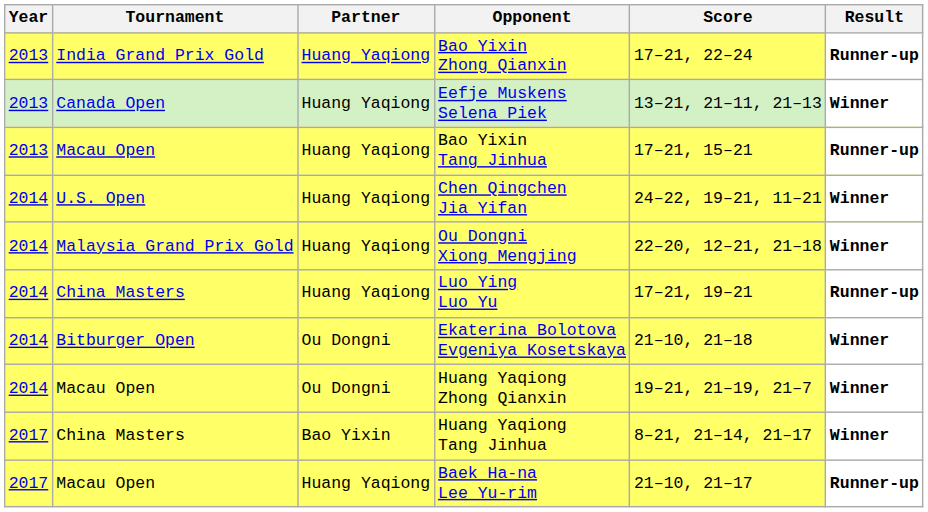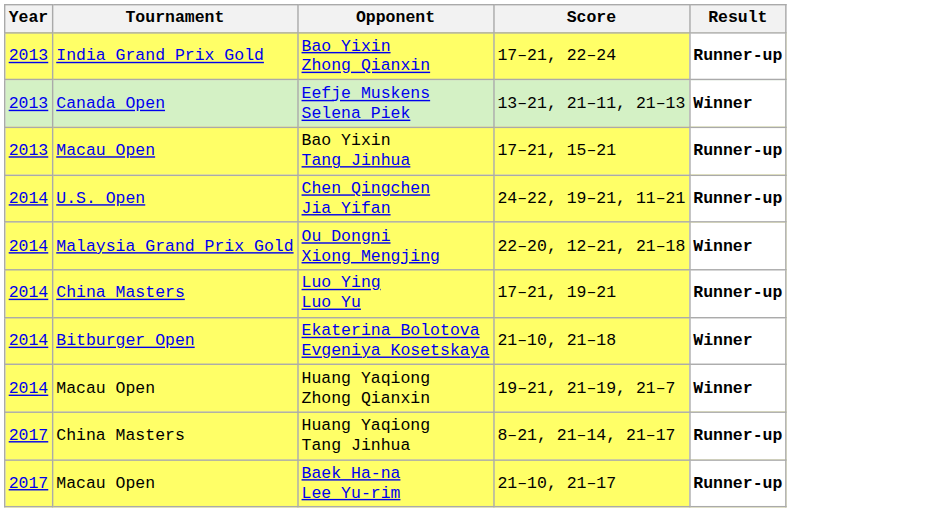- column: (366, 18)
(860, 198) Winner -> (738, 198) Runner-up
(860, 435) Winner -> (738, 435) Runner-up
